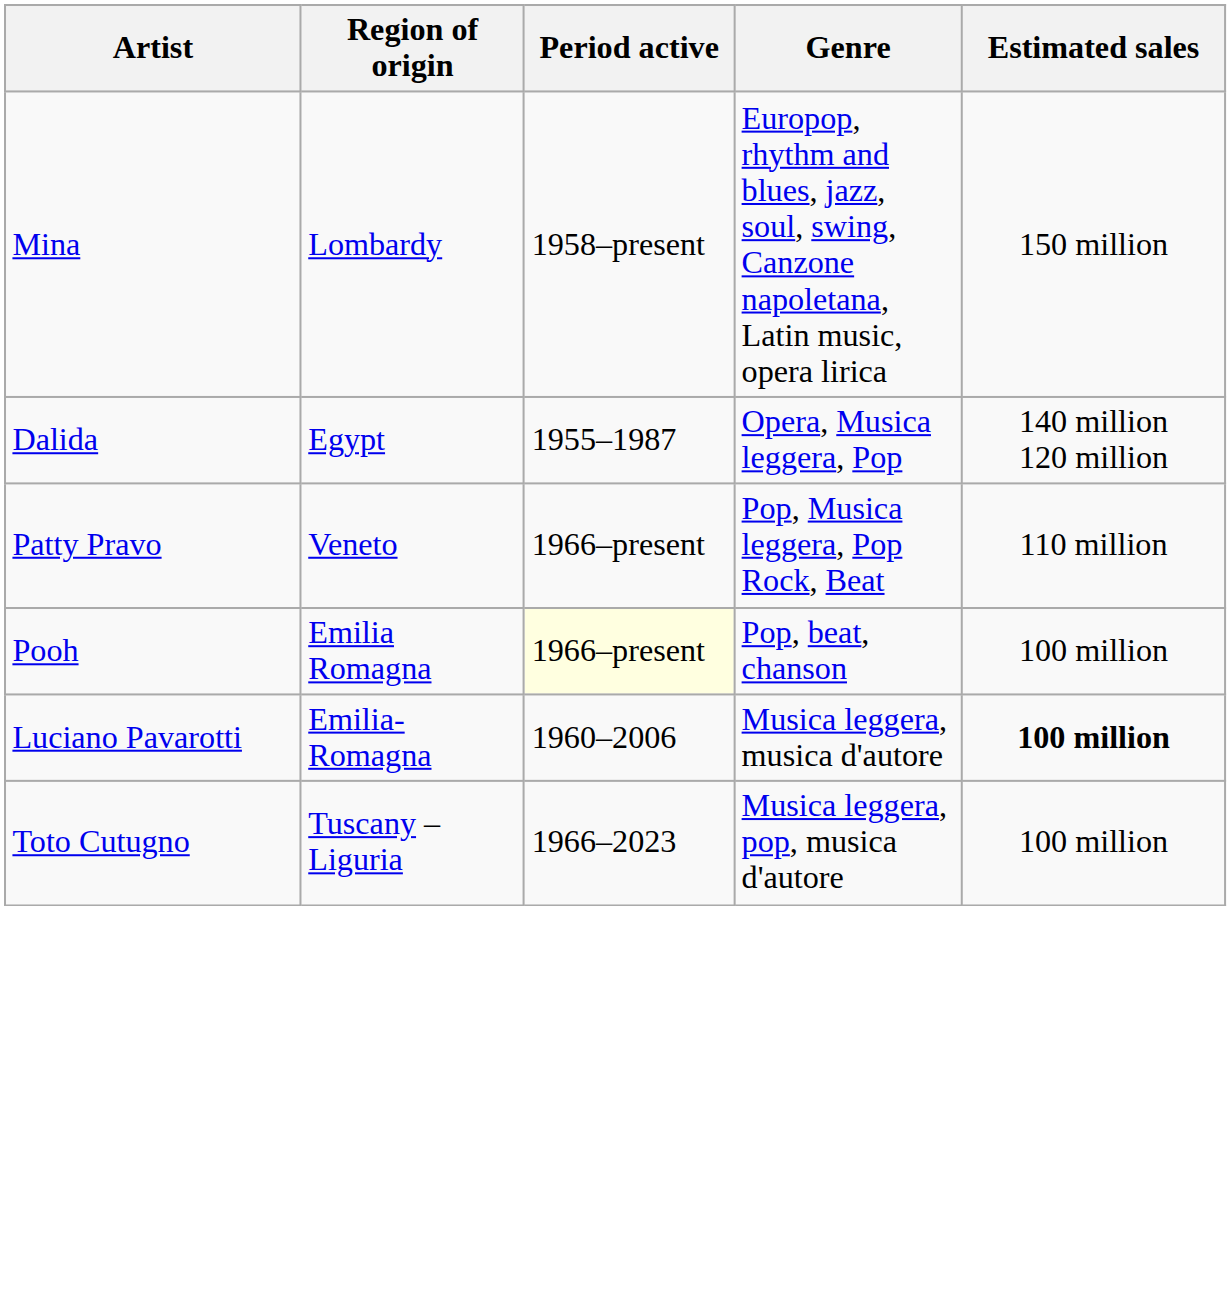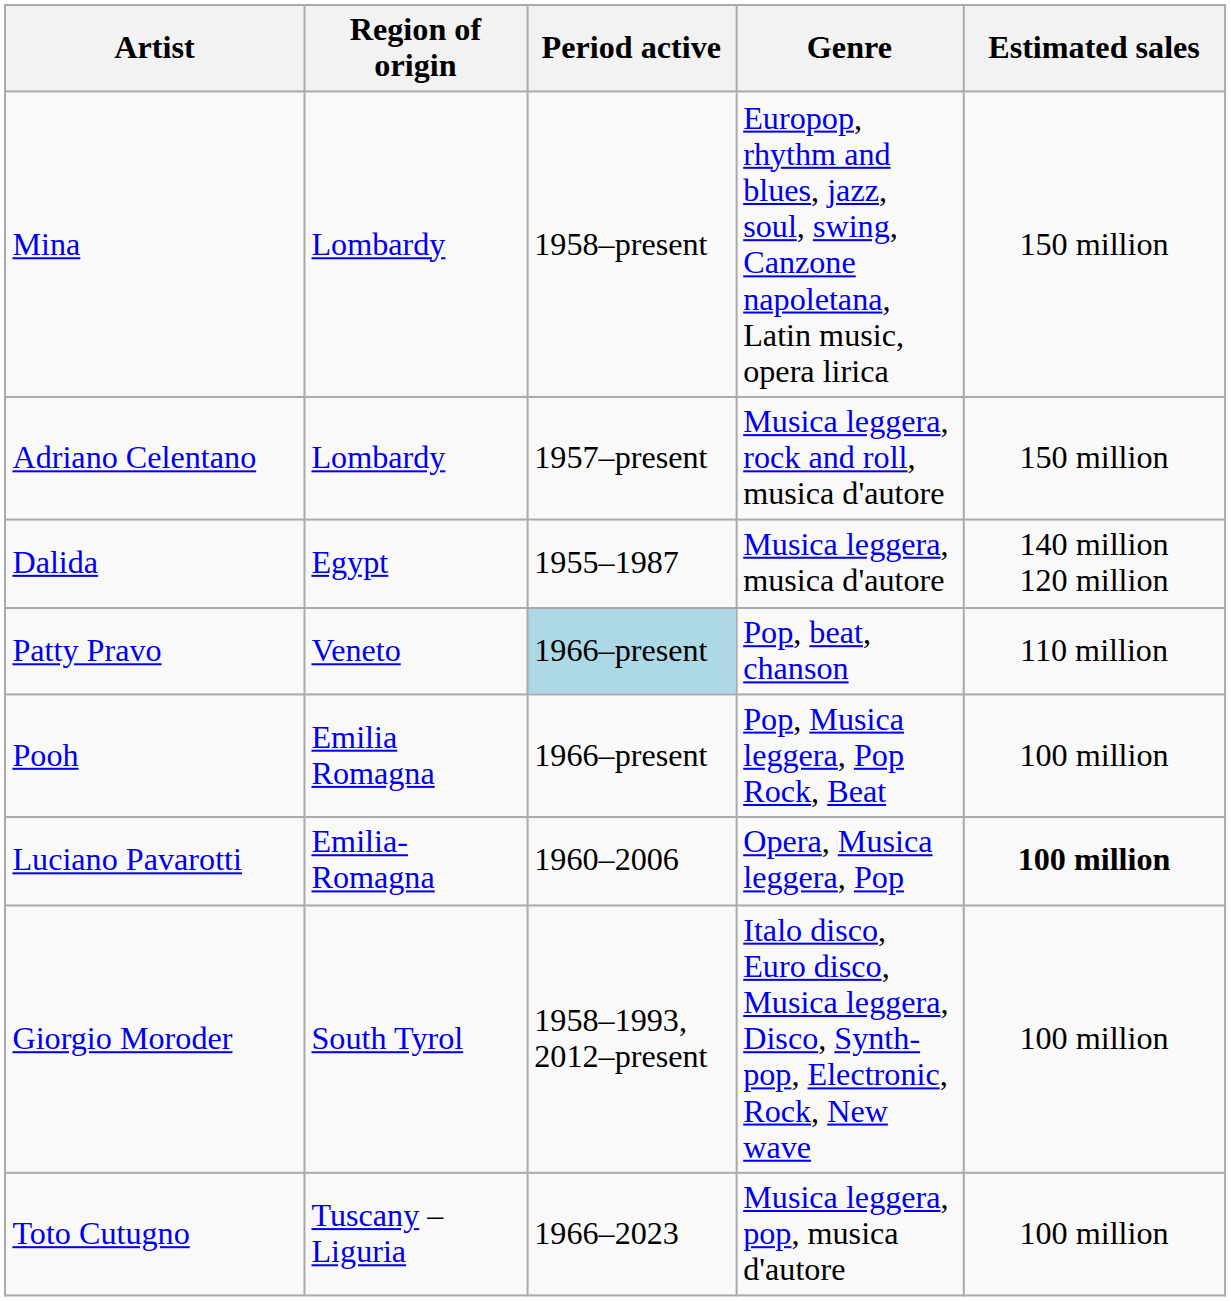+ row: (134, 457)
(836, 439) Opera, Musica leggera, Pop -> (846, 562) Musica leggera, musica d'autore
(618, 544) no background -> (621, 650) lightblue background
(822, 544) Pop, Musica leggera, Pop Rock, Beat -> (807, 650) Pop, beat, chanson
(618, 650) lightyellow background -> (621, 755) no background
(805, 650) Pop, beat, chanson -> (824, 755) Pop, Musica leggera, Pop Rock, Beat
(844, 737) Musica leggera, musica d'autore -> (838, 860) Opera, Musica leggera, Pop
+ row: (122, 1038)
